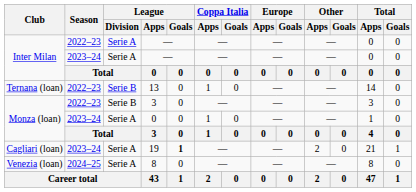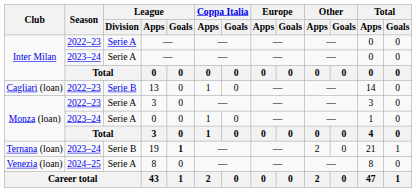(35, 88) Ternana (loan) -> (35, 88) Cagliari (loan)
(122, 103) Serie B -> (122, 103) Serie A
(35, 149) Cagliari (loan) -> (35, 149) Ternana (loan)
(122, 149) Serie A -> (122, 149) Serie B
